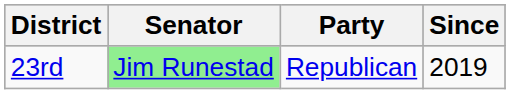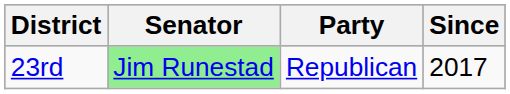(458, 66) 2019 -> (458, 66) 2017
